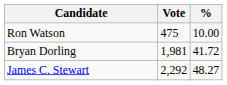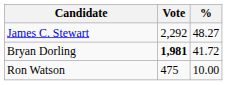rows swapped: (48, 70) <-> (36, 32)
(174, 51) normal -> (174, 51) bold
